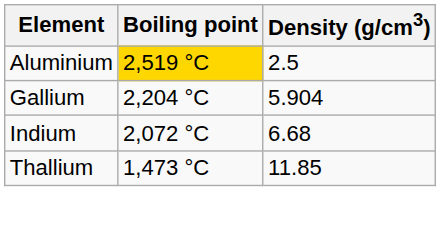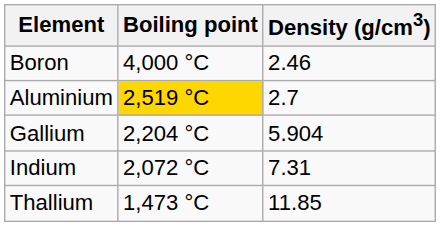+ row: (39, 62)
(283, 62) 2.5 -> (283, 98) 2.7
(290, 133) 6.68 -> (290, 168) 7.31
